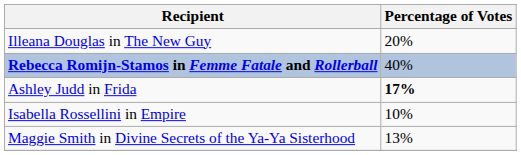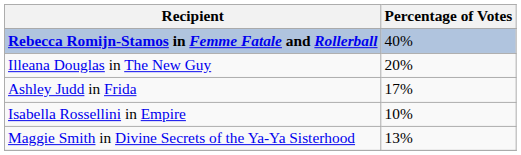rows swapped: (193, 65) <-> (110, 41)
(400, 89) bold -> (399, 89) normal
